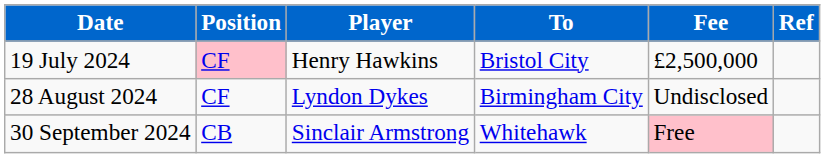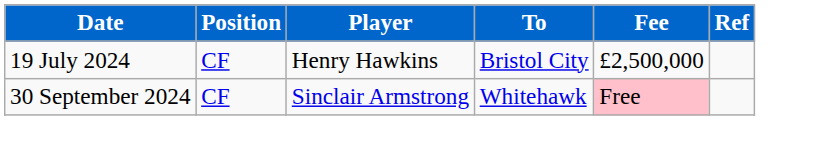(215, 59) pink background -> (215, 59) no background
- row: (84, 96)
(217, 133) CB -> (215, 96) CF
